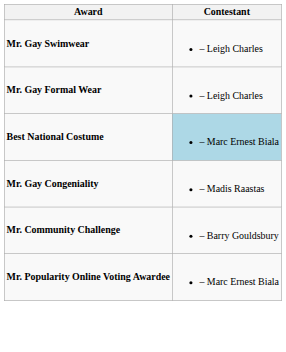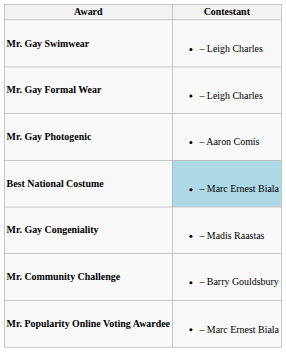+ row: (49, 137)
